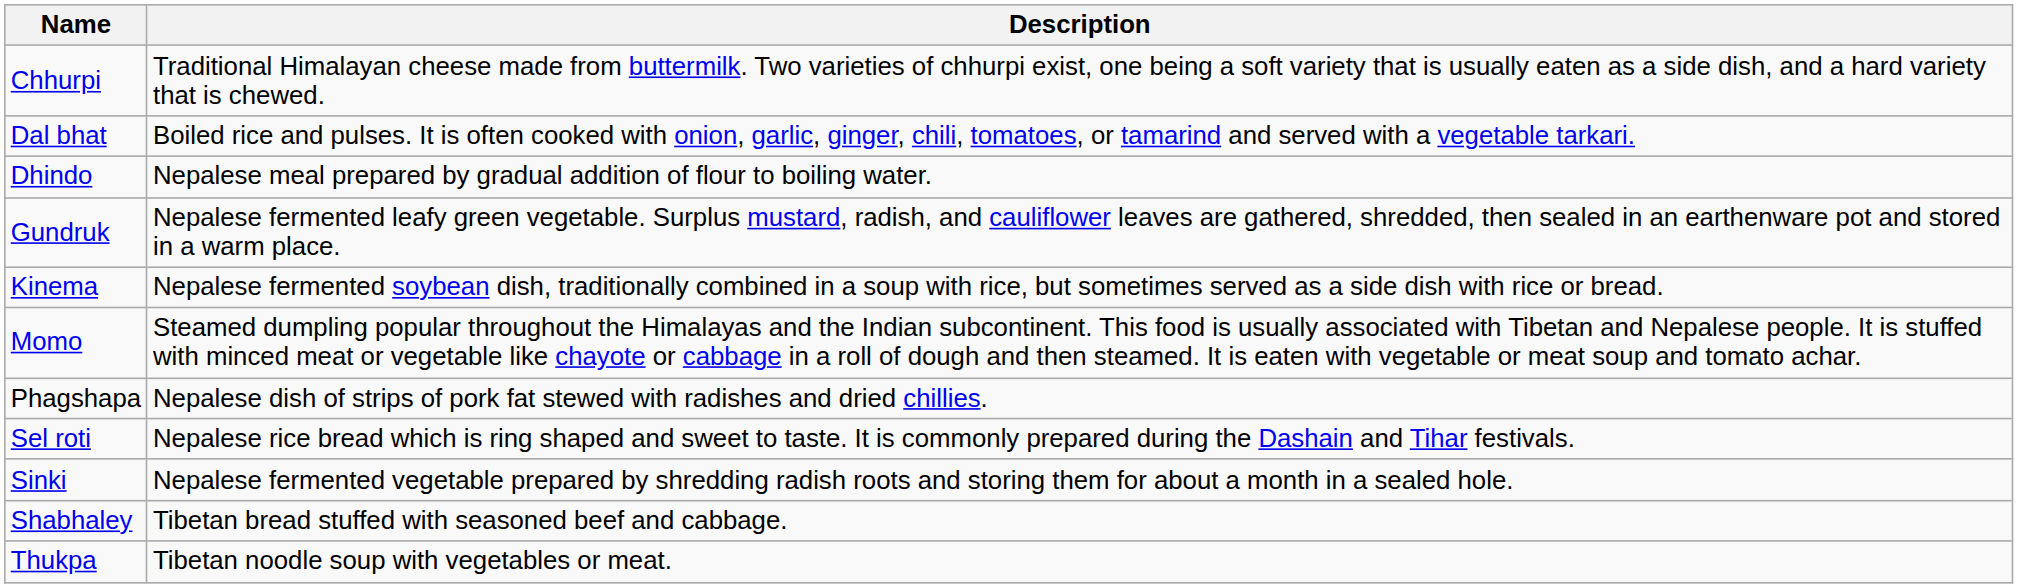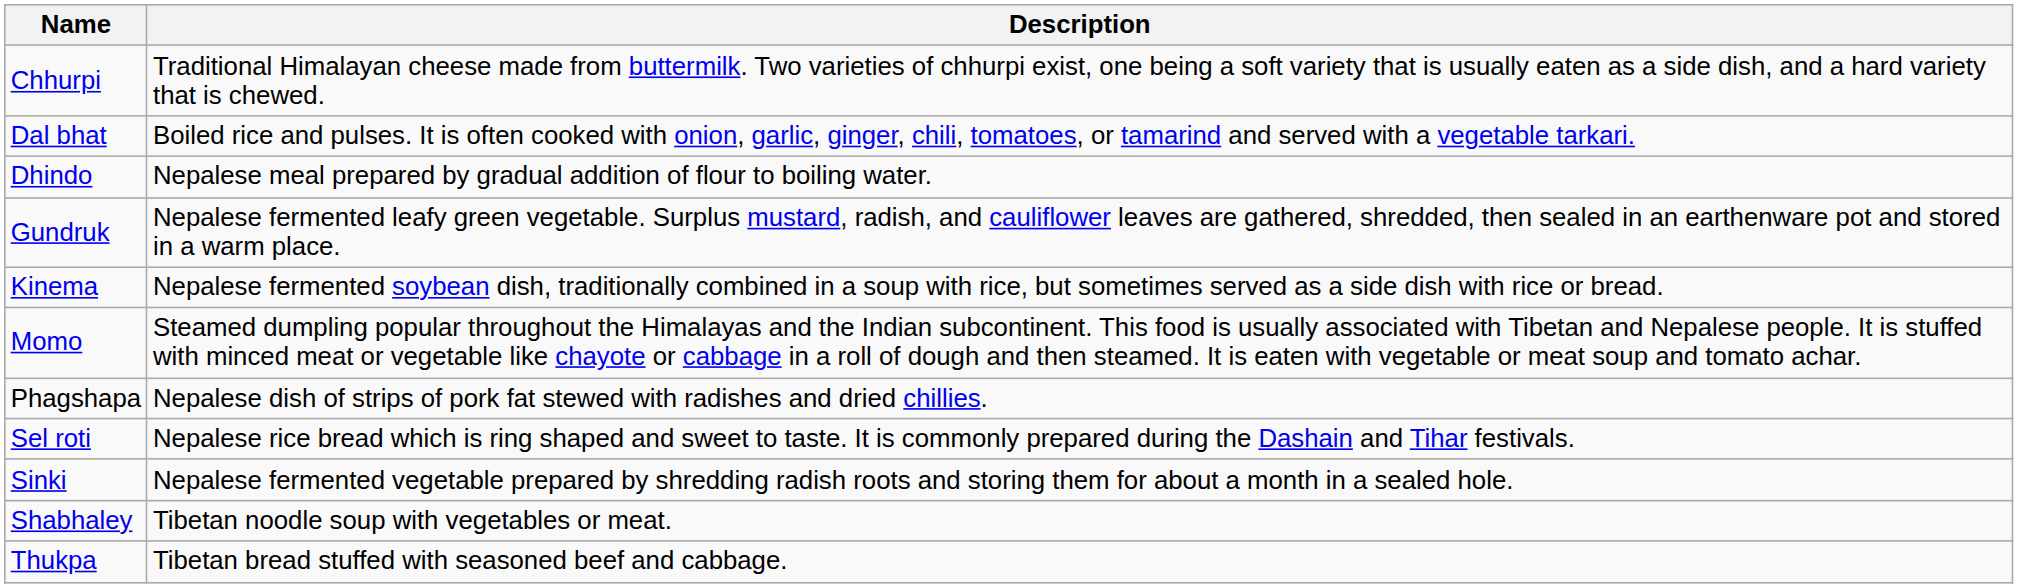(470, 520) Tibetan bread stuffed with seasoned beef and cabbage. -> (412, 520) Tibetan noodle soup with vegetables or meat.
(412, 561) Tibetan noodle soup with vegetables or meat. -> (470, 561) Tibetan bread stuffed with seasoned beef and cabbage.
